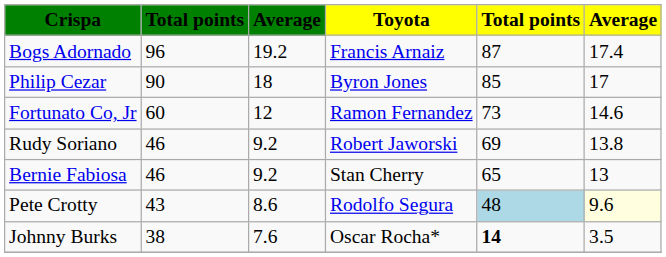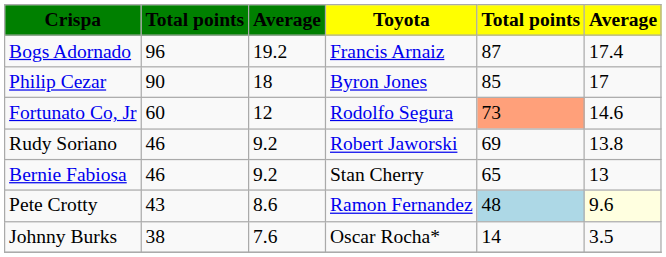(401, 112) Ramon Fernandez -> (392, 112) Rodolfo Segura
(491, 112) no background -> (491, 112) lightsalmon background
(392, 205) Rodolfo Segura -> (401, 205) Ramon Fernandez
(491, 236) bold -> (491, 236) normal
